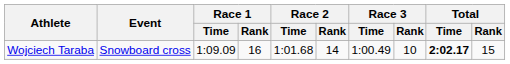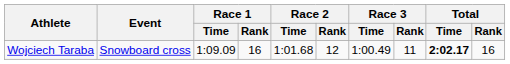(332, 50) 14 -> (332, 50) 12
(410, 50) 10 -> (410, 50) 11
(488, 50) 15 -> (488, 50) 16
